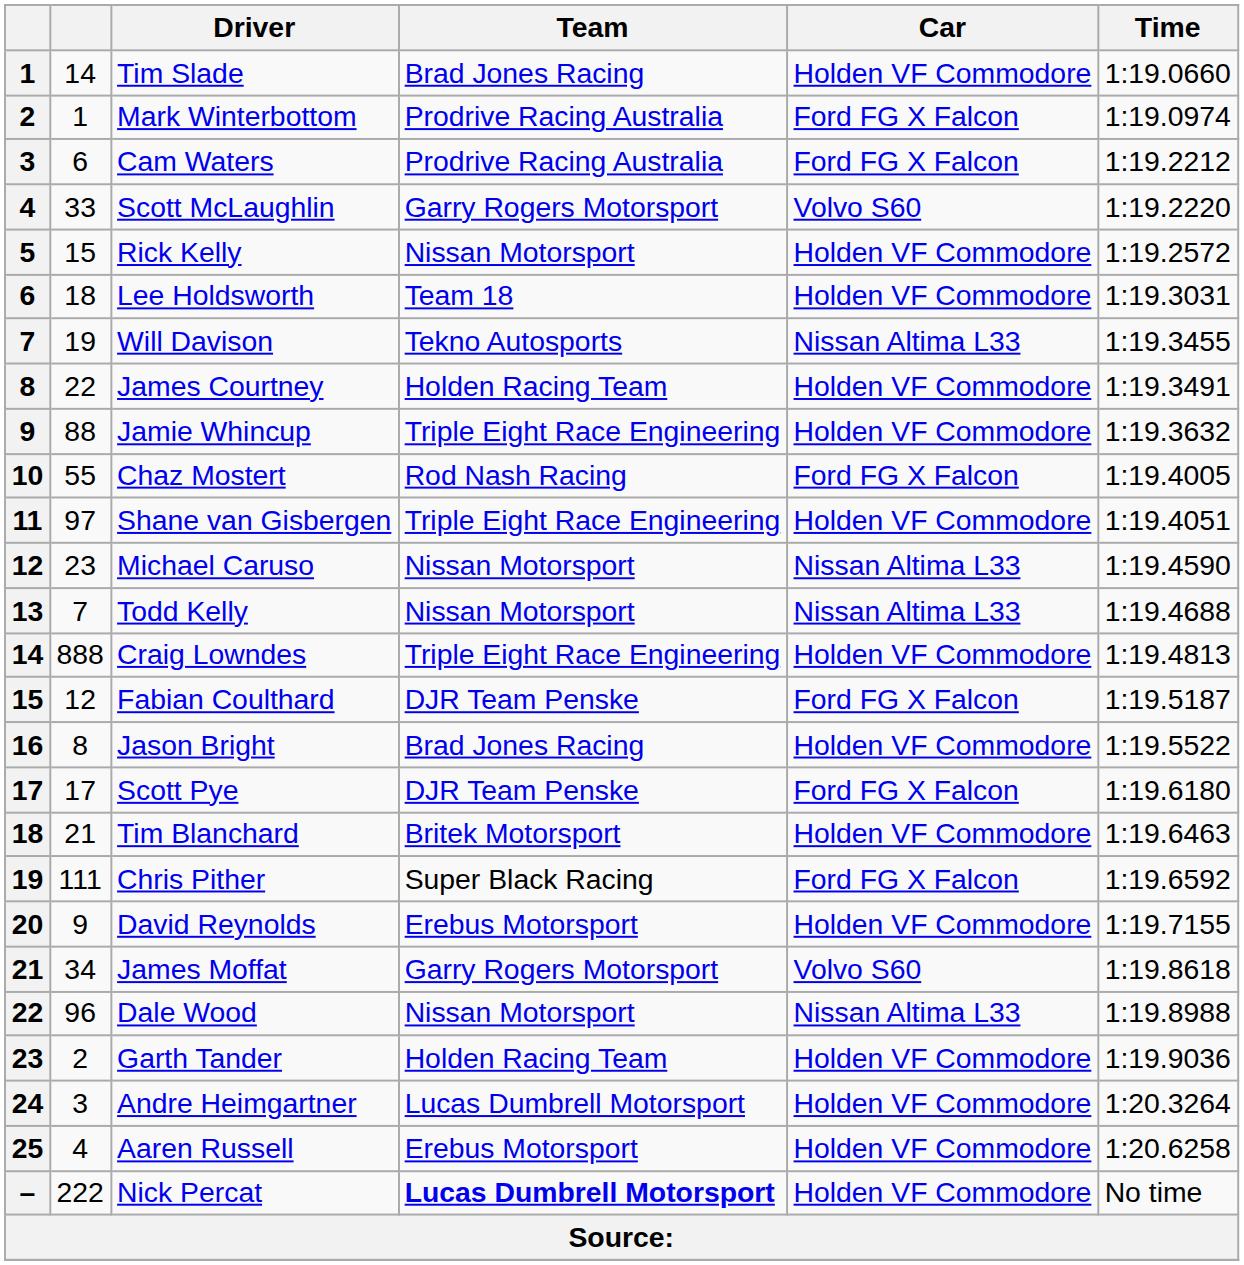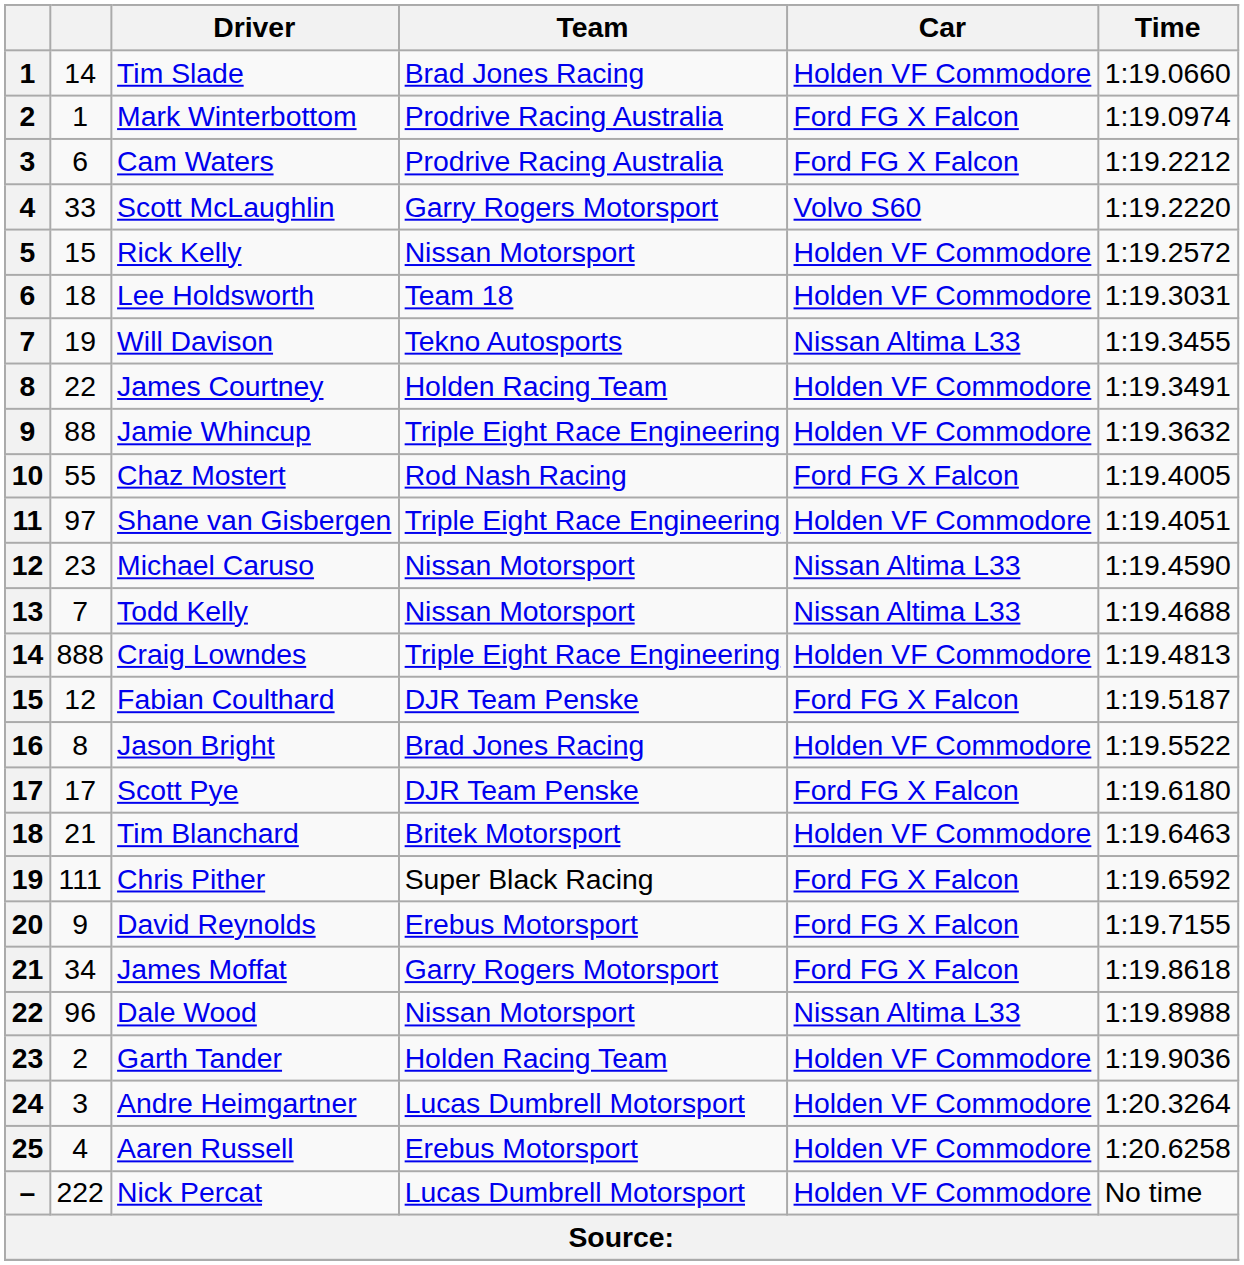(942, 924) Holden VF Commodore -> (906, 924) Ford FG X Falcon
(857, 969) Volvo S60 -> (906, 969) Ford FG X Falcon
(590, 1193) bold -> (575, 1193) normal
